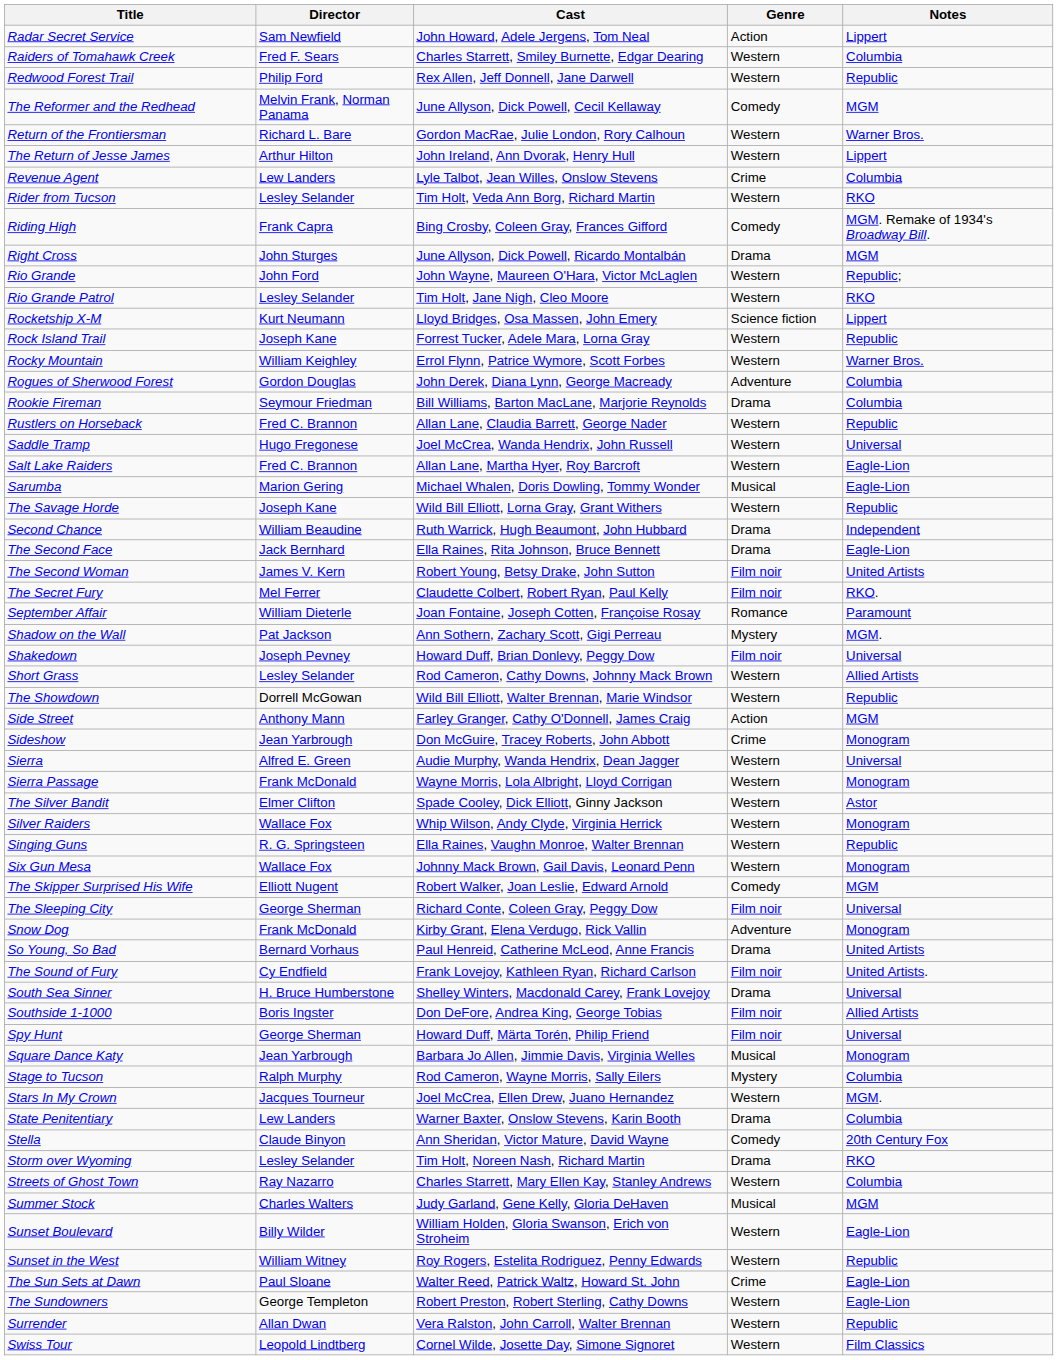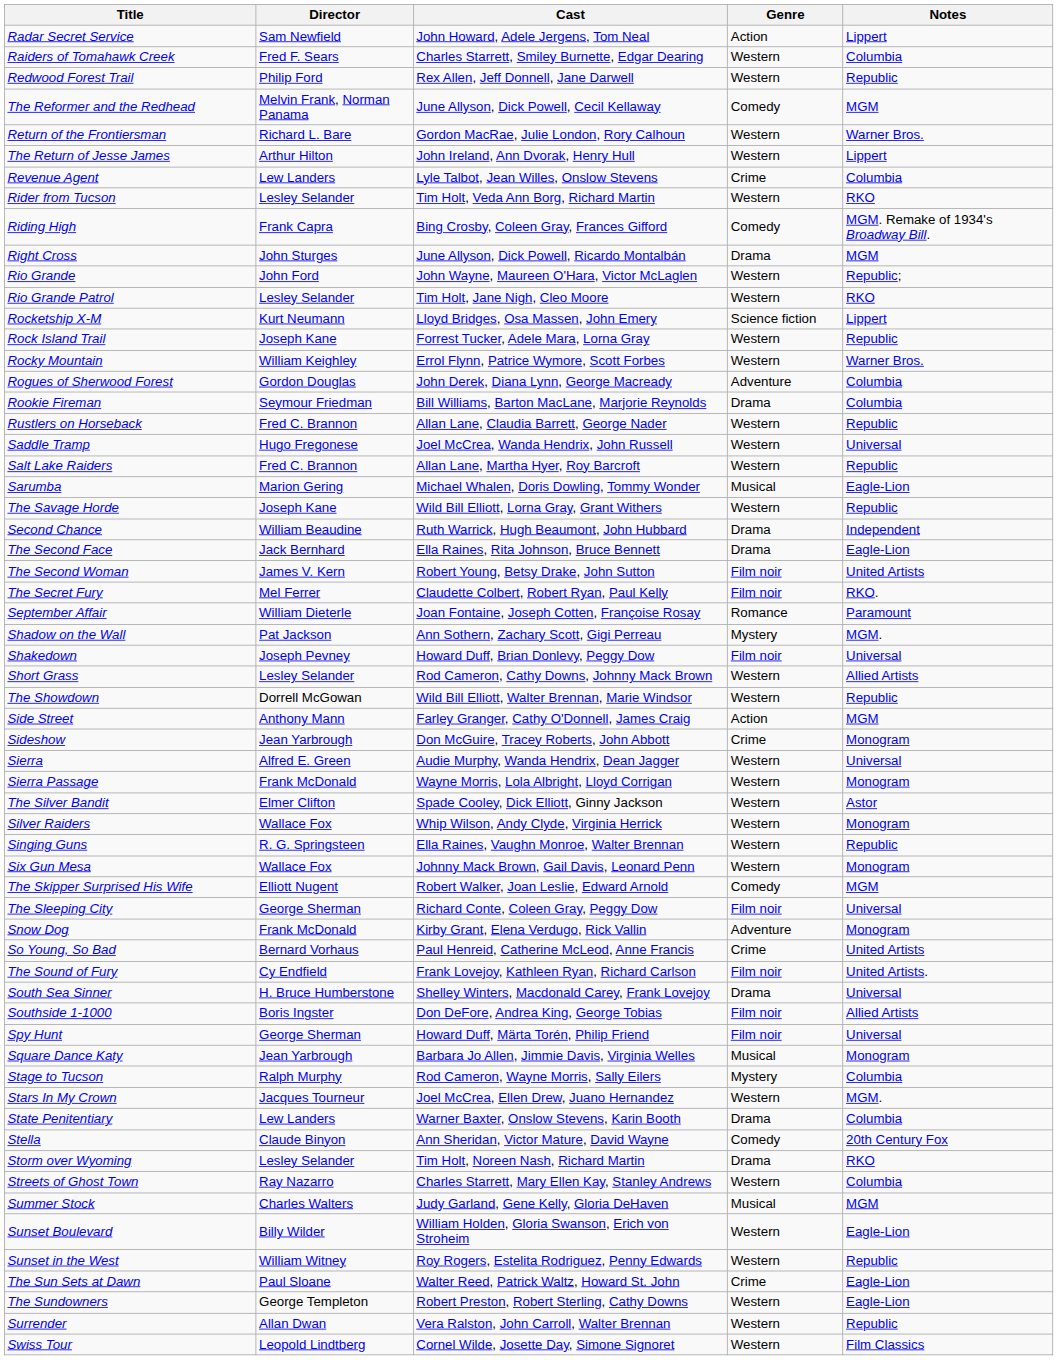(878, 466) Eagle-Lion -> (872, 466) Republic
(751, 950) Drama -> (748, 950) Crime
